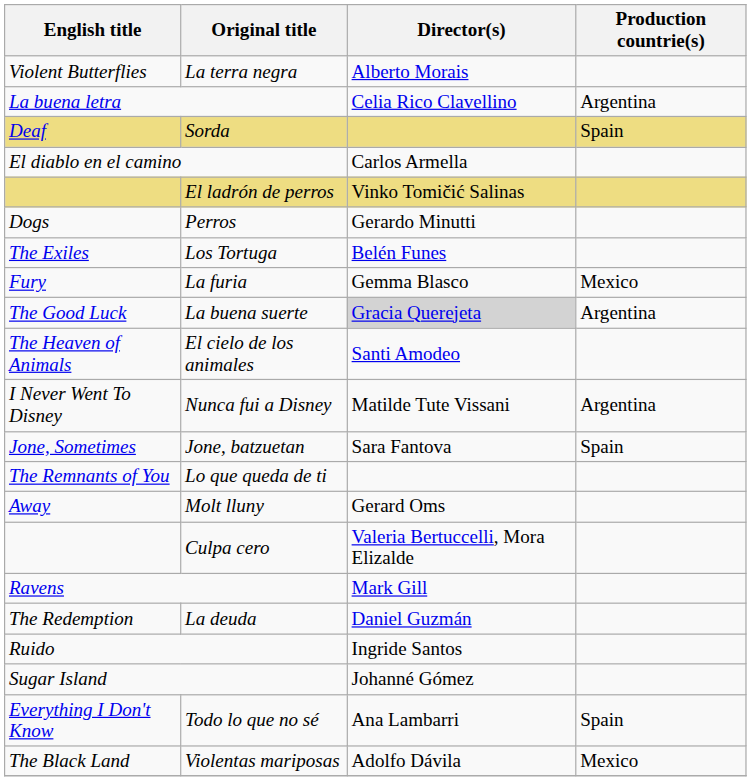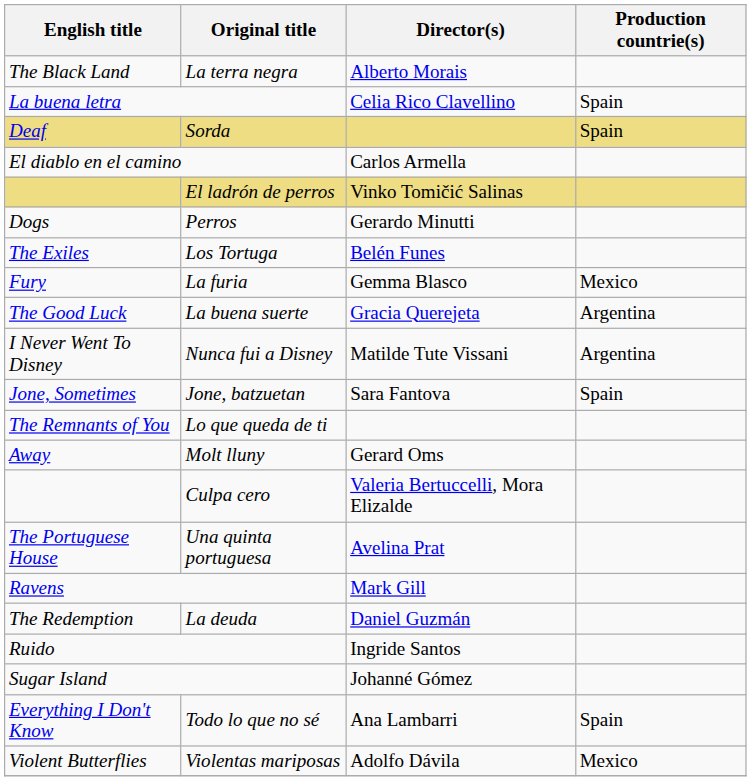(78, 71) Violent Butterflies -> (69, 71) The Black Land
(618, 101) Argentina -> (601, 101) Spain
(416, 312) lightgrey background -> (415, 312) no background
- row: (239, 353)
+ row: (229, 547)
(69, 760) The Black Land -> (78, 760) Violent Butterflies
